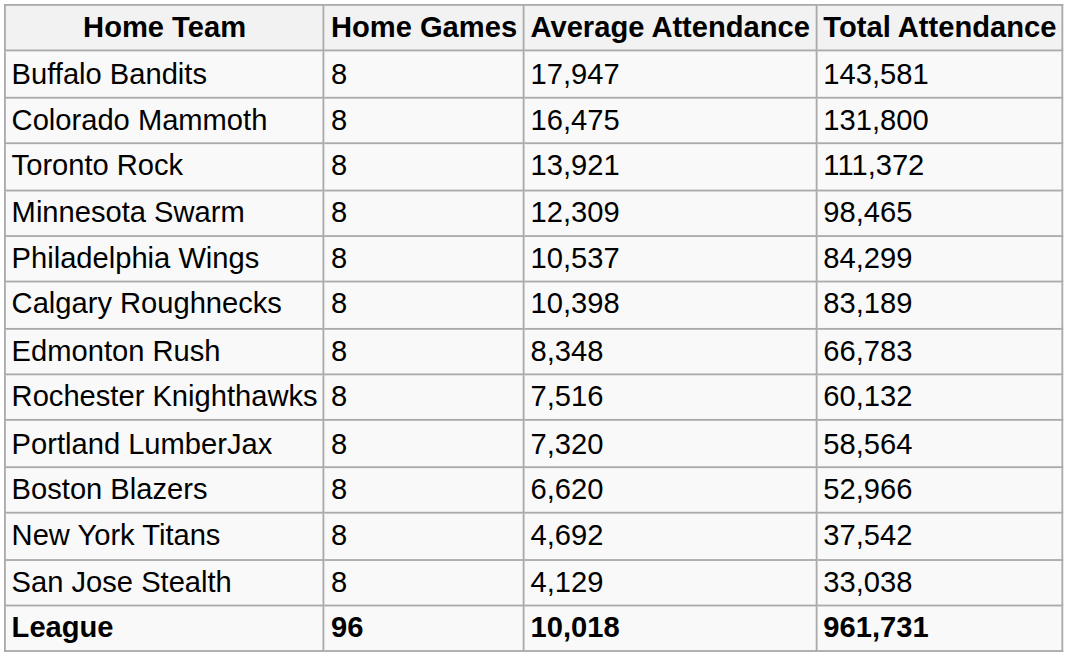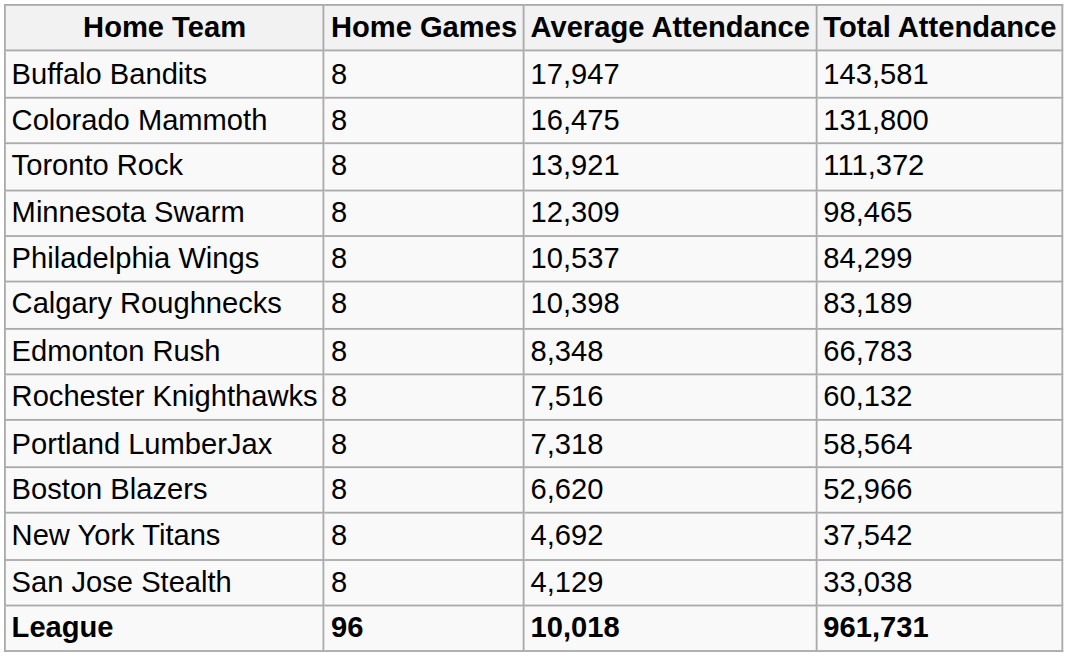(567, 443) 7,320 -> (567, 443) 7,318
